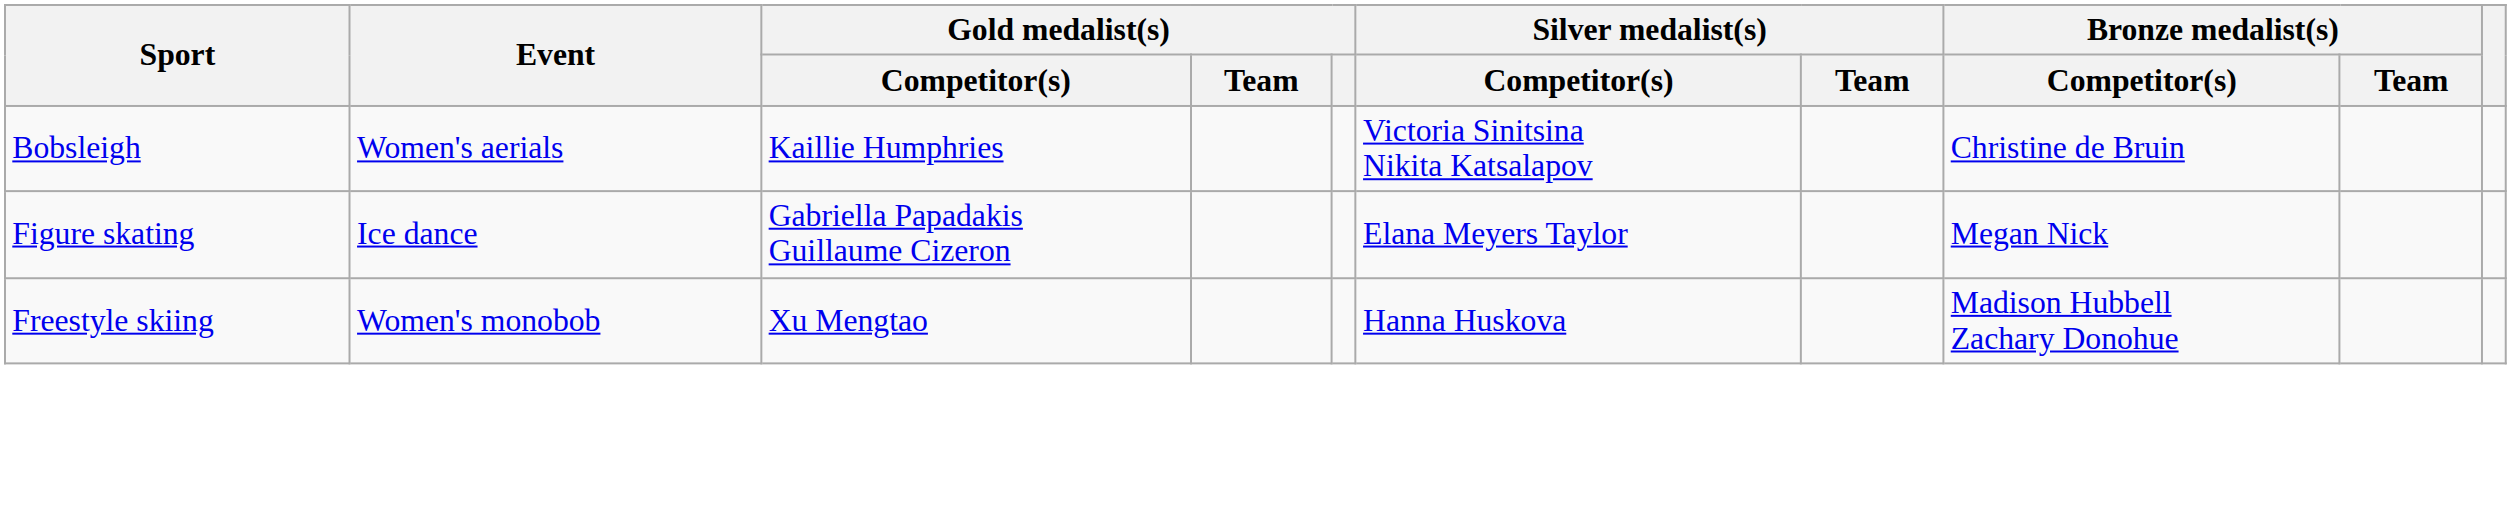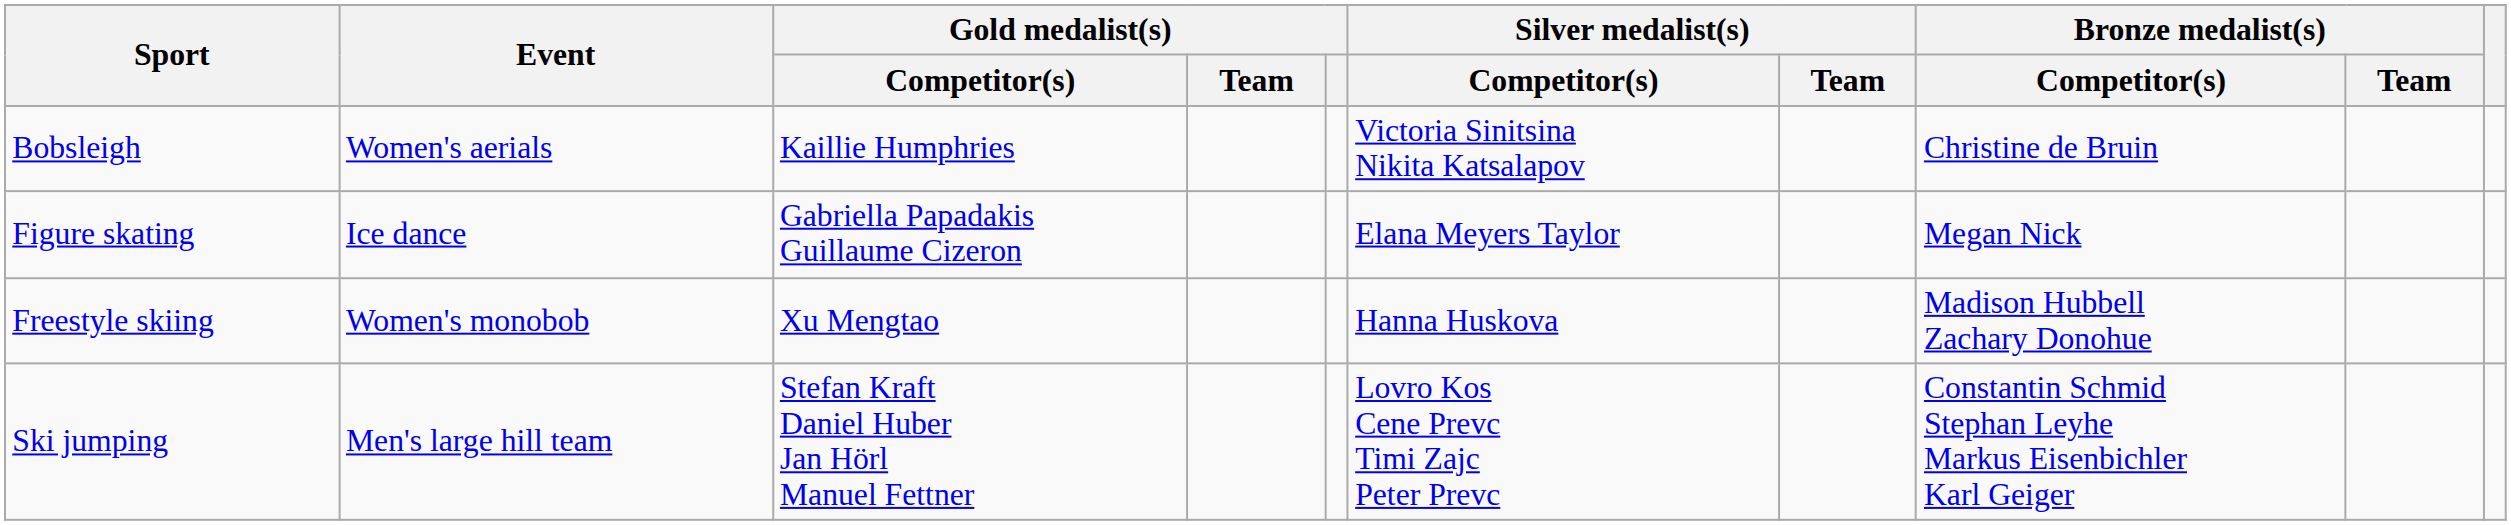+ row: (90, 441)
